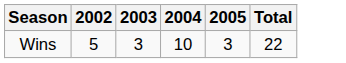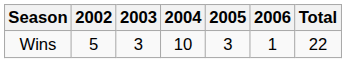+ column: (272, 17)
